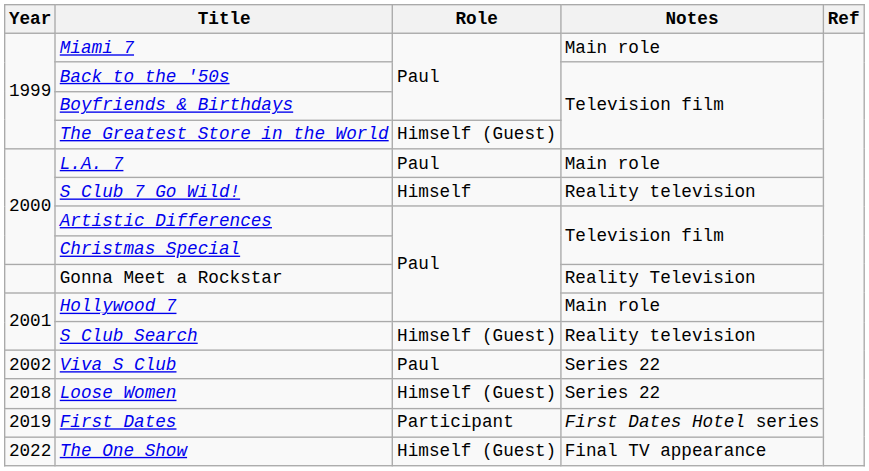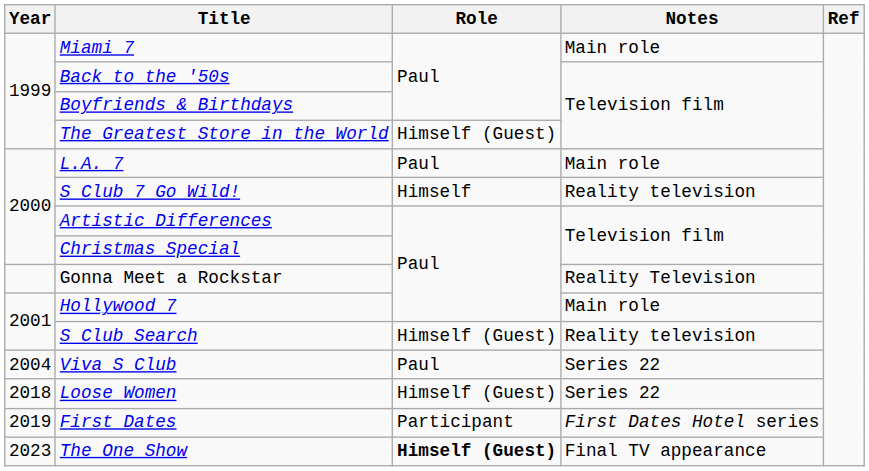(30, 365) 2002 -> (30, 365) 2004
(30, 451) 2022 -> (30, 451) 2023
(477, 451) normal -> (477, 451) bold
